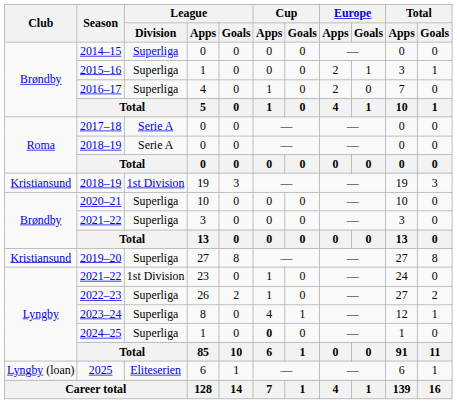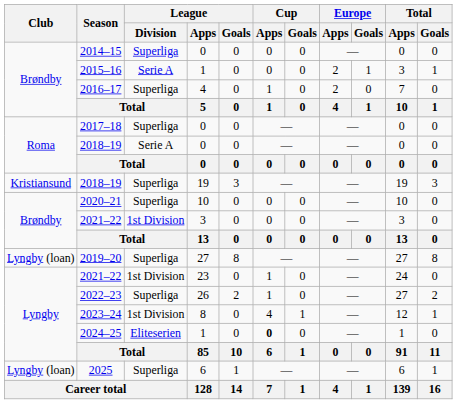(156, 70) Superliga -> (156, 70) Serie A
(156, 126) Serie A -> (156, 126) Superliga
(156, 182) 1st Division -> (156, 182) Superliga
(156, 220) Superliga -> (156, 220) 1st Division
(41, 257) Kristiansund -> (41, 257) Lyngby (loan)
(156, 314) Superliga -> (156, 314) 1st Division
(156, 333) Superliga -> (156, 333) Eliteserien
(156, 370) Eliteserien -> (156, 370) Superliga
